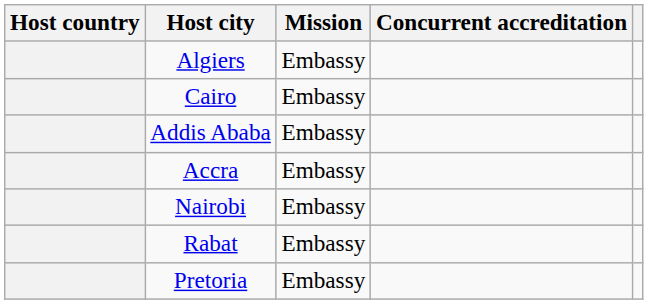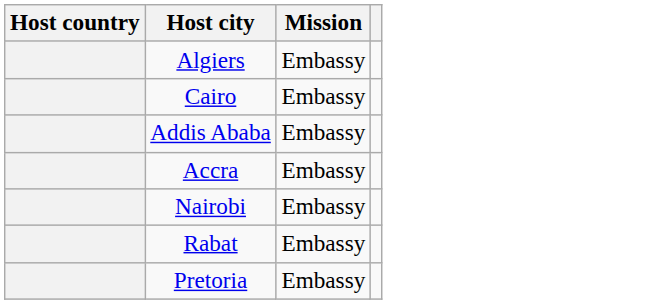- column: (502, 22)
